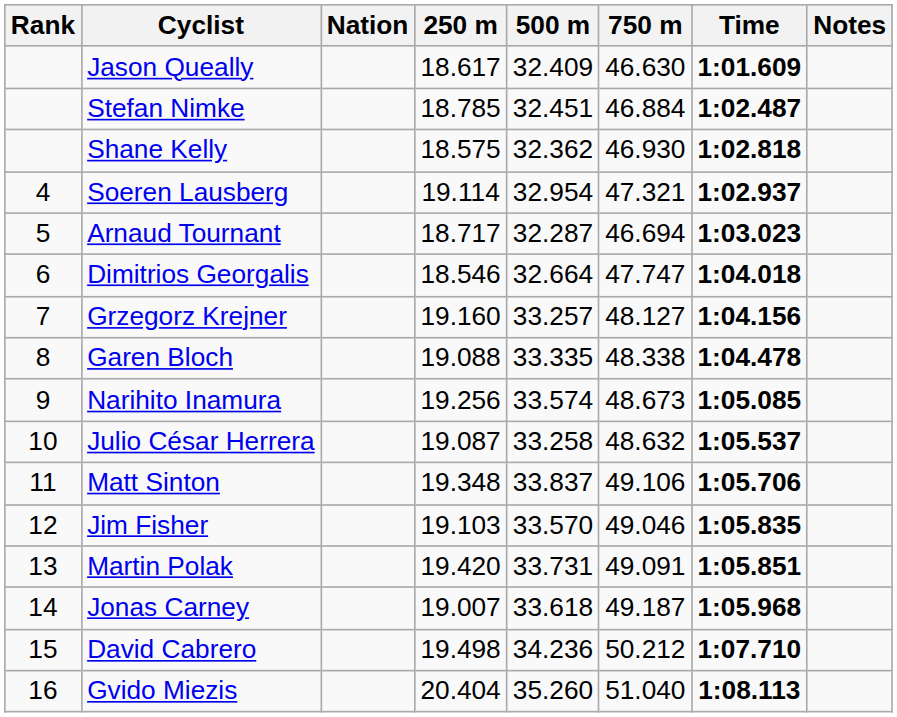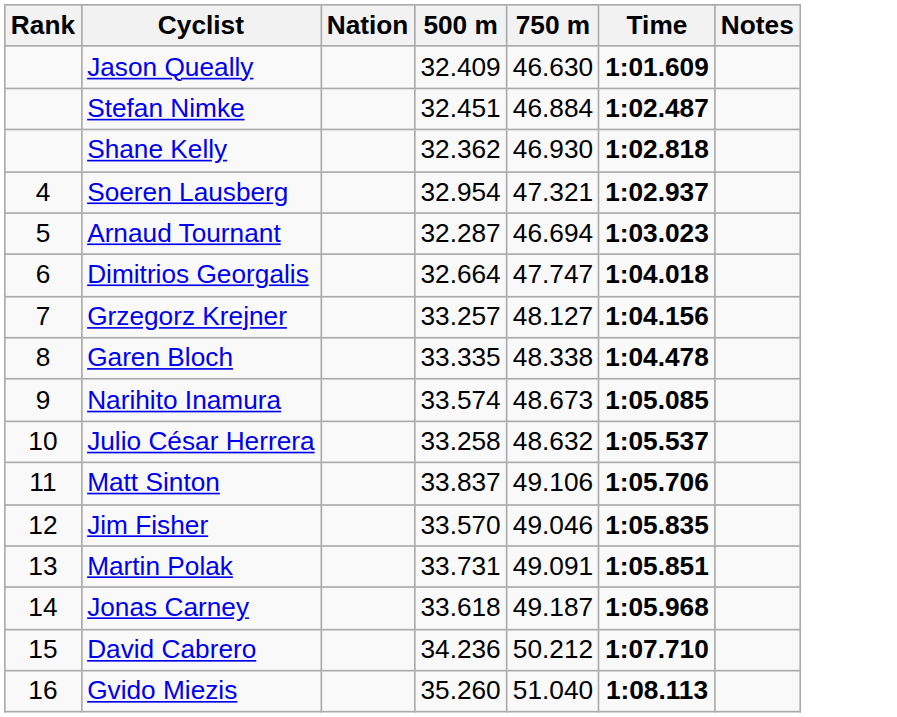- column: (461, 25)
